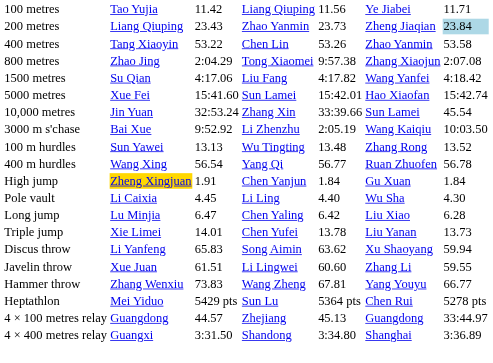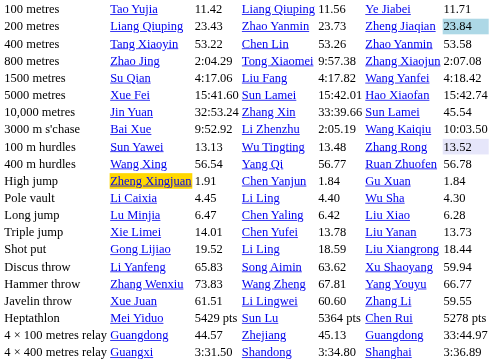(458, 146) no background -> (458, 146) lavender background
+ row: (25, 249)
rows swapped: (42, 284) <-> (38, 266)
